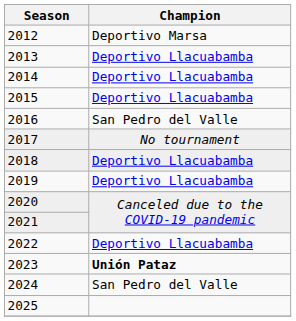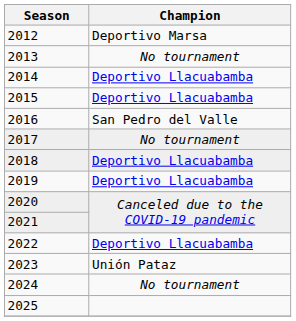(173, 56) Deportivo Llacuabamba -> (190, 56) No tournament
(134, 264) bold -> (134, 264) normal
(165, 285) San Pedro del Valle -> (190, 285) No tournament
